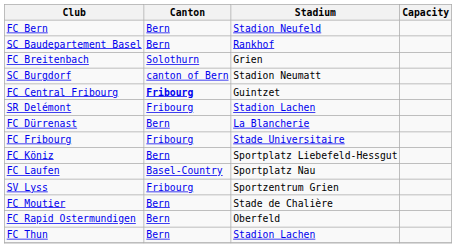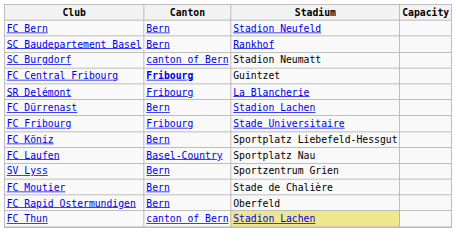- row: (48, 60)
(274, 108) Stadion Lachen -> (271, 92) La Blancherie
(271, 124) La Blancherie -> (274, 108) Stadion Lachen
(170, 187) Fribourg -> (158, 171) Bern
(158, 235) Bern -> (187, 219) canton of Bern
(274, 235) no background -> (274, 219) khaki background
